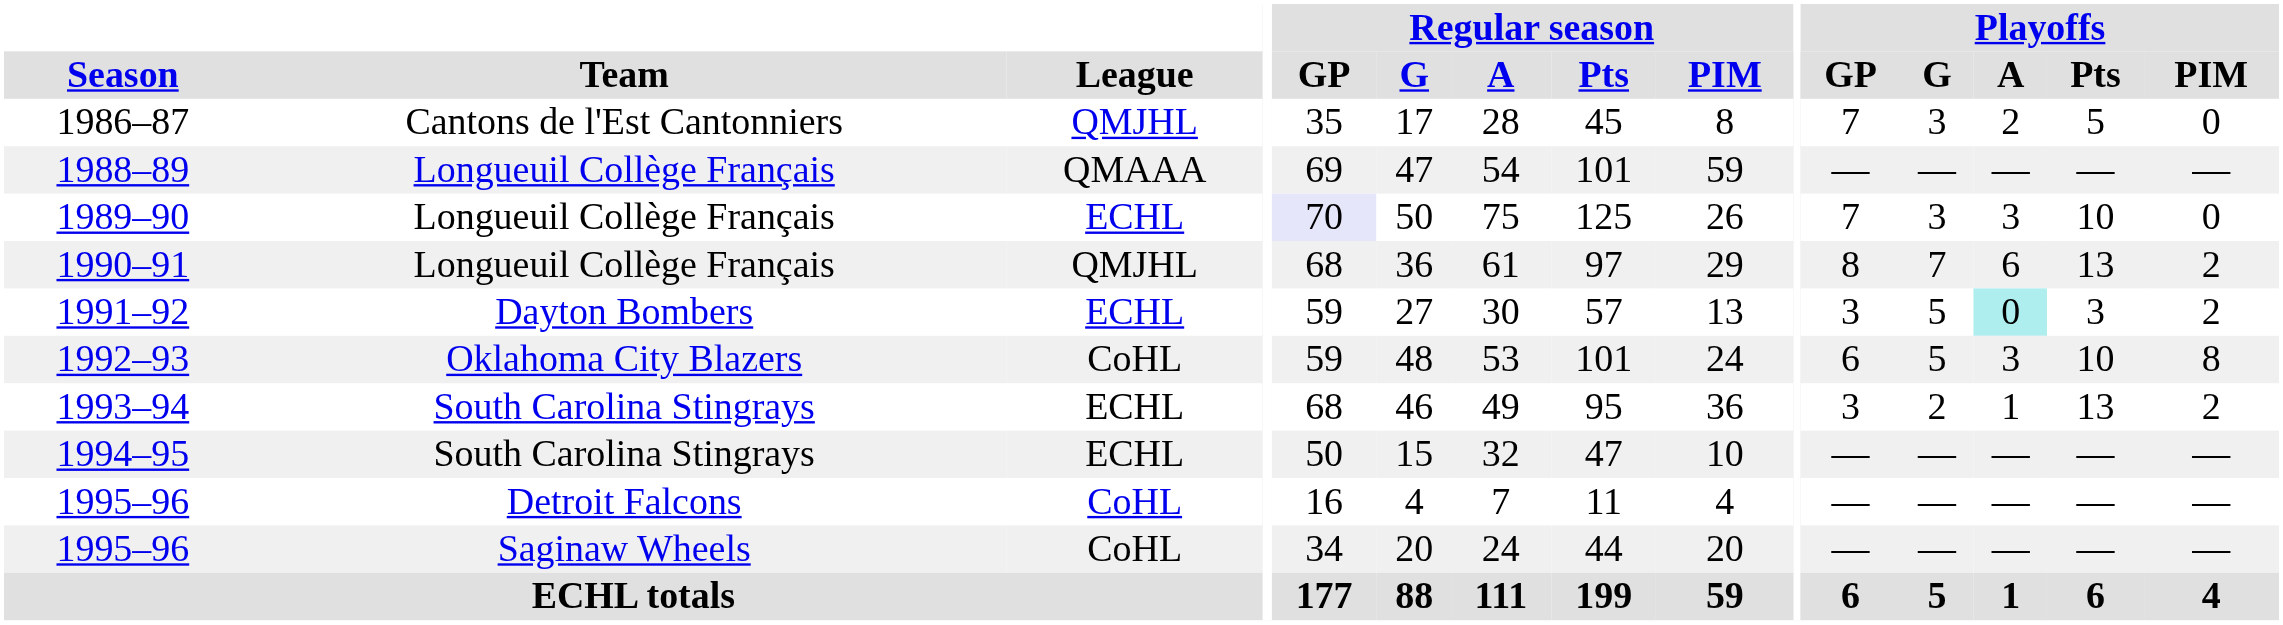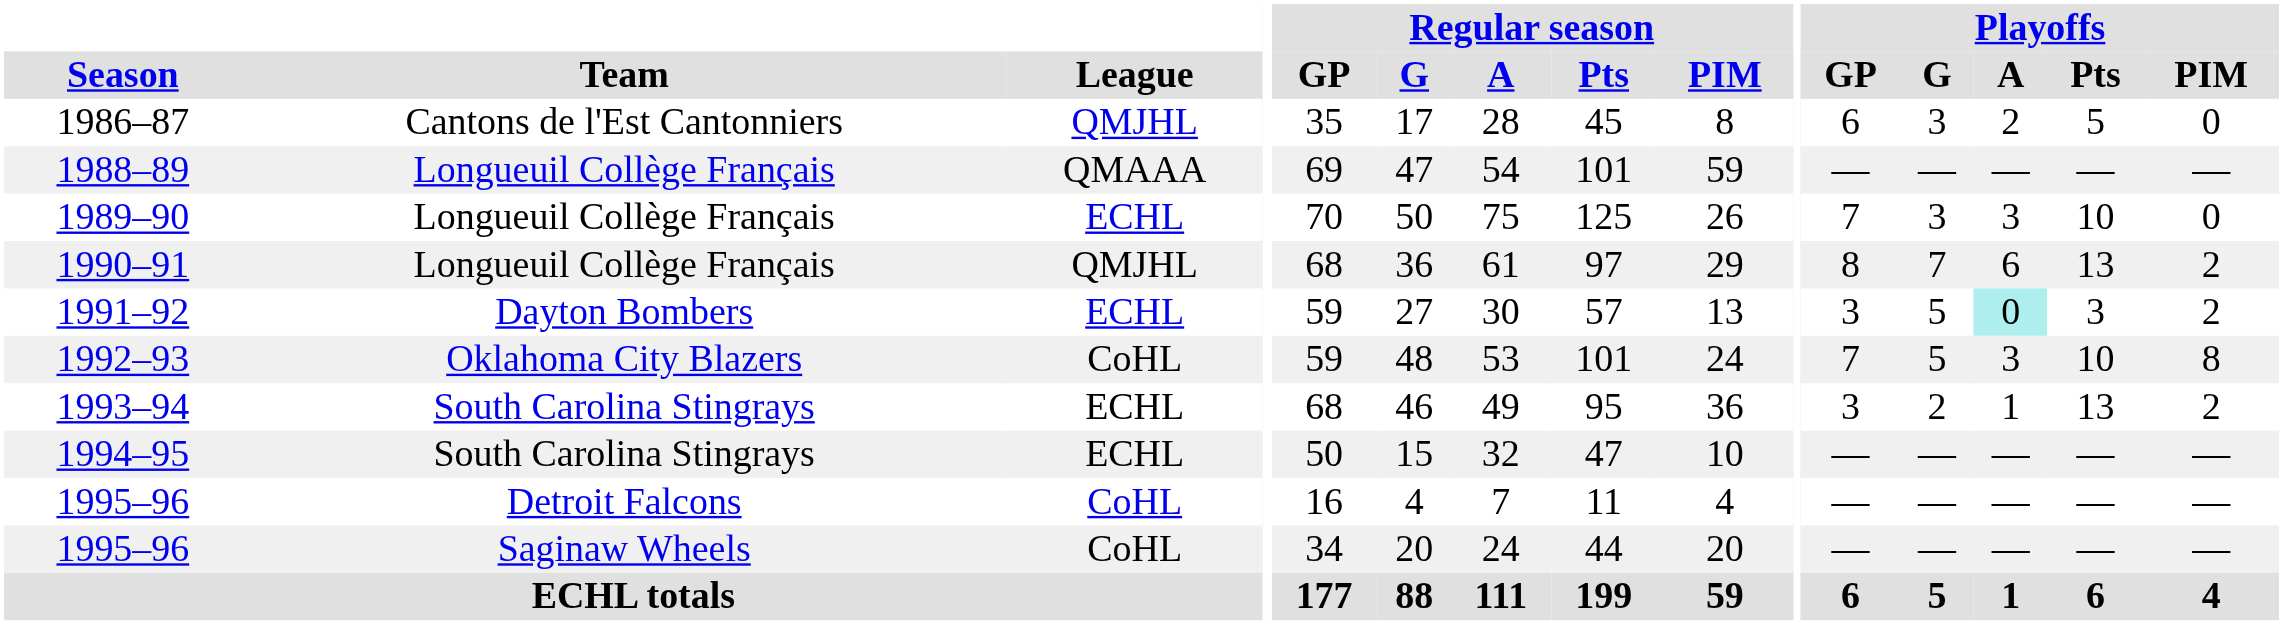(1850, 121) 7 -> (1850, 121) 6
(1324, 216) lavender background -> (1324, 216) no background
(1850, 358) 6 -> (1850, 358) 7
